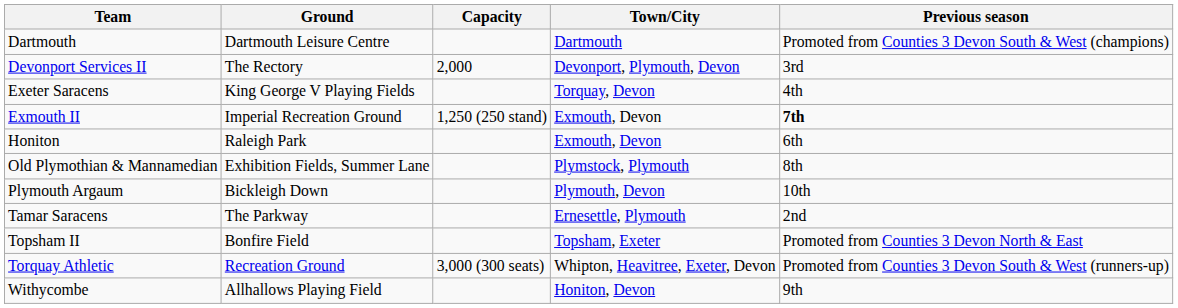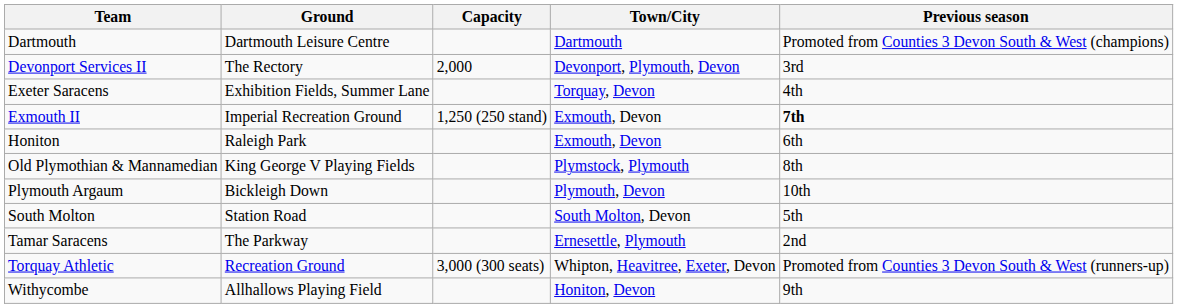(320, 91) King George V Playing Fields -> (327, 91) Exhibition Fields, Summer Lane
(327, 166) Exhibition Fields, Summer Lane -> (320, 166) King George V Playing Fields
+ row: (51, 215)
- row: (44, 240)
